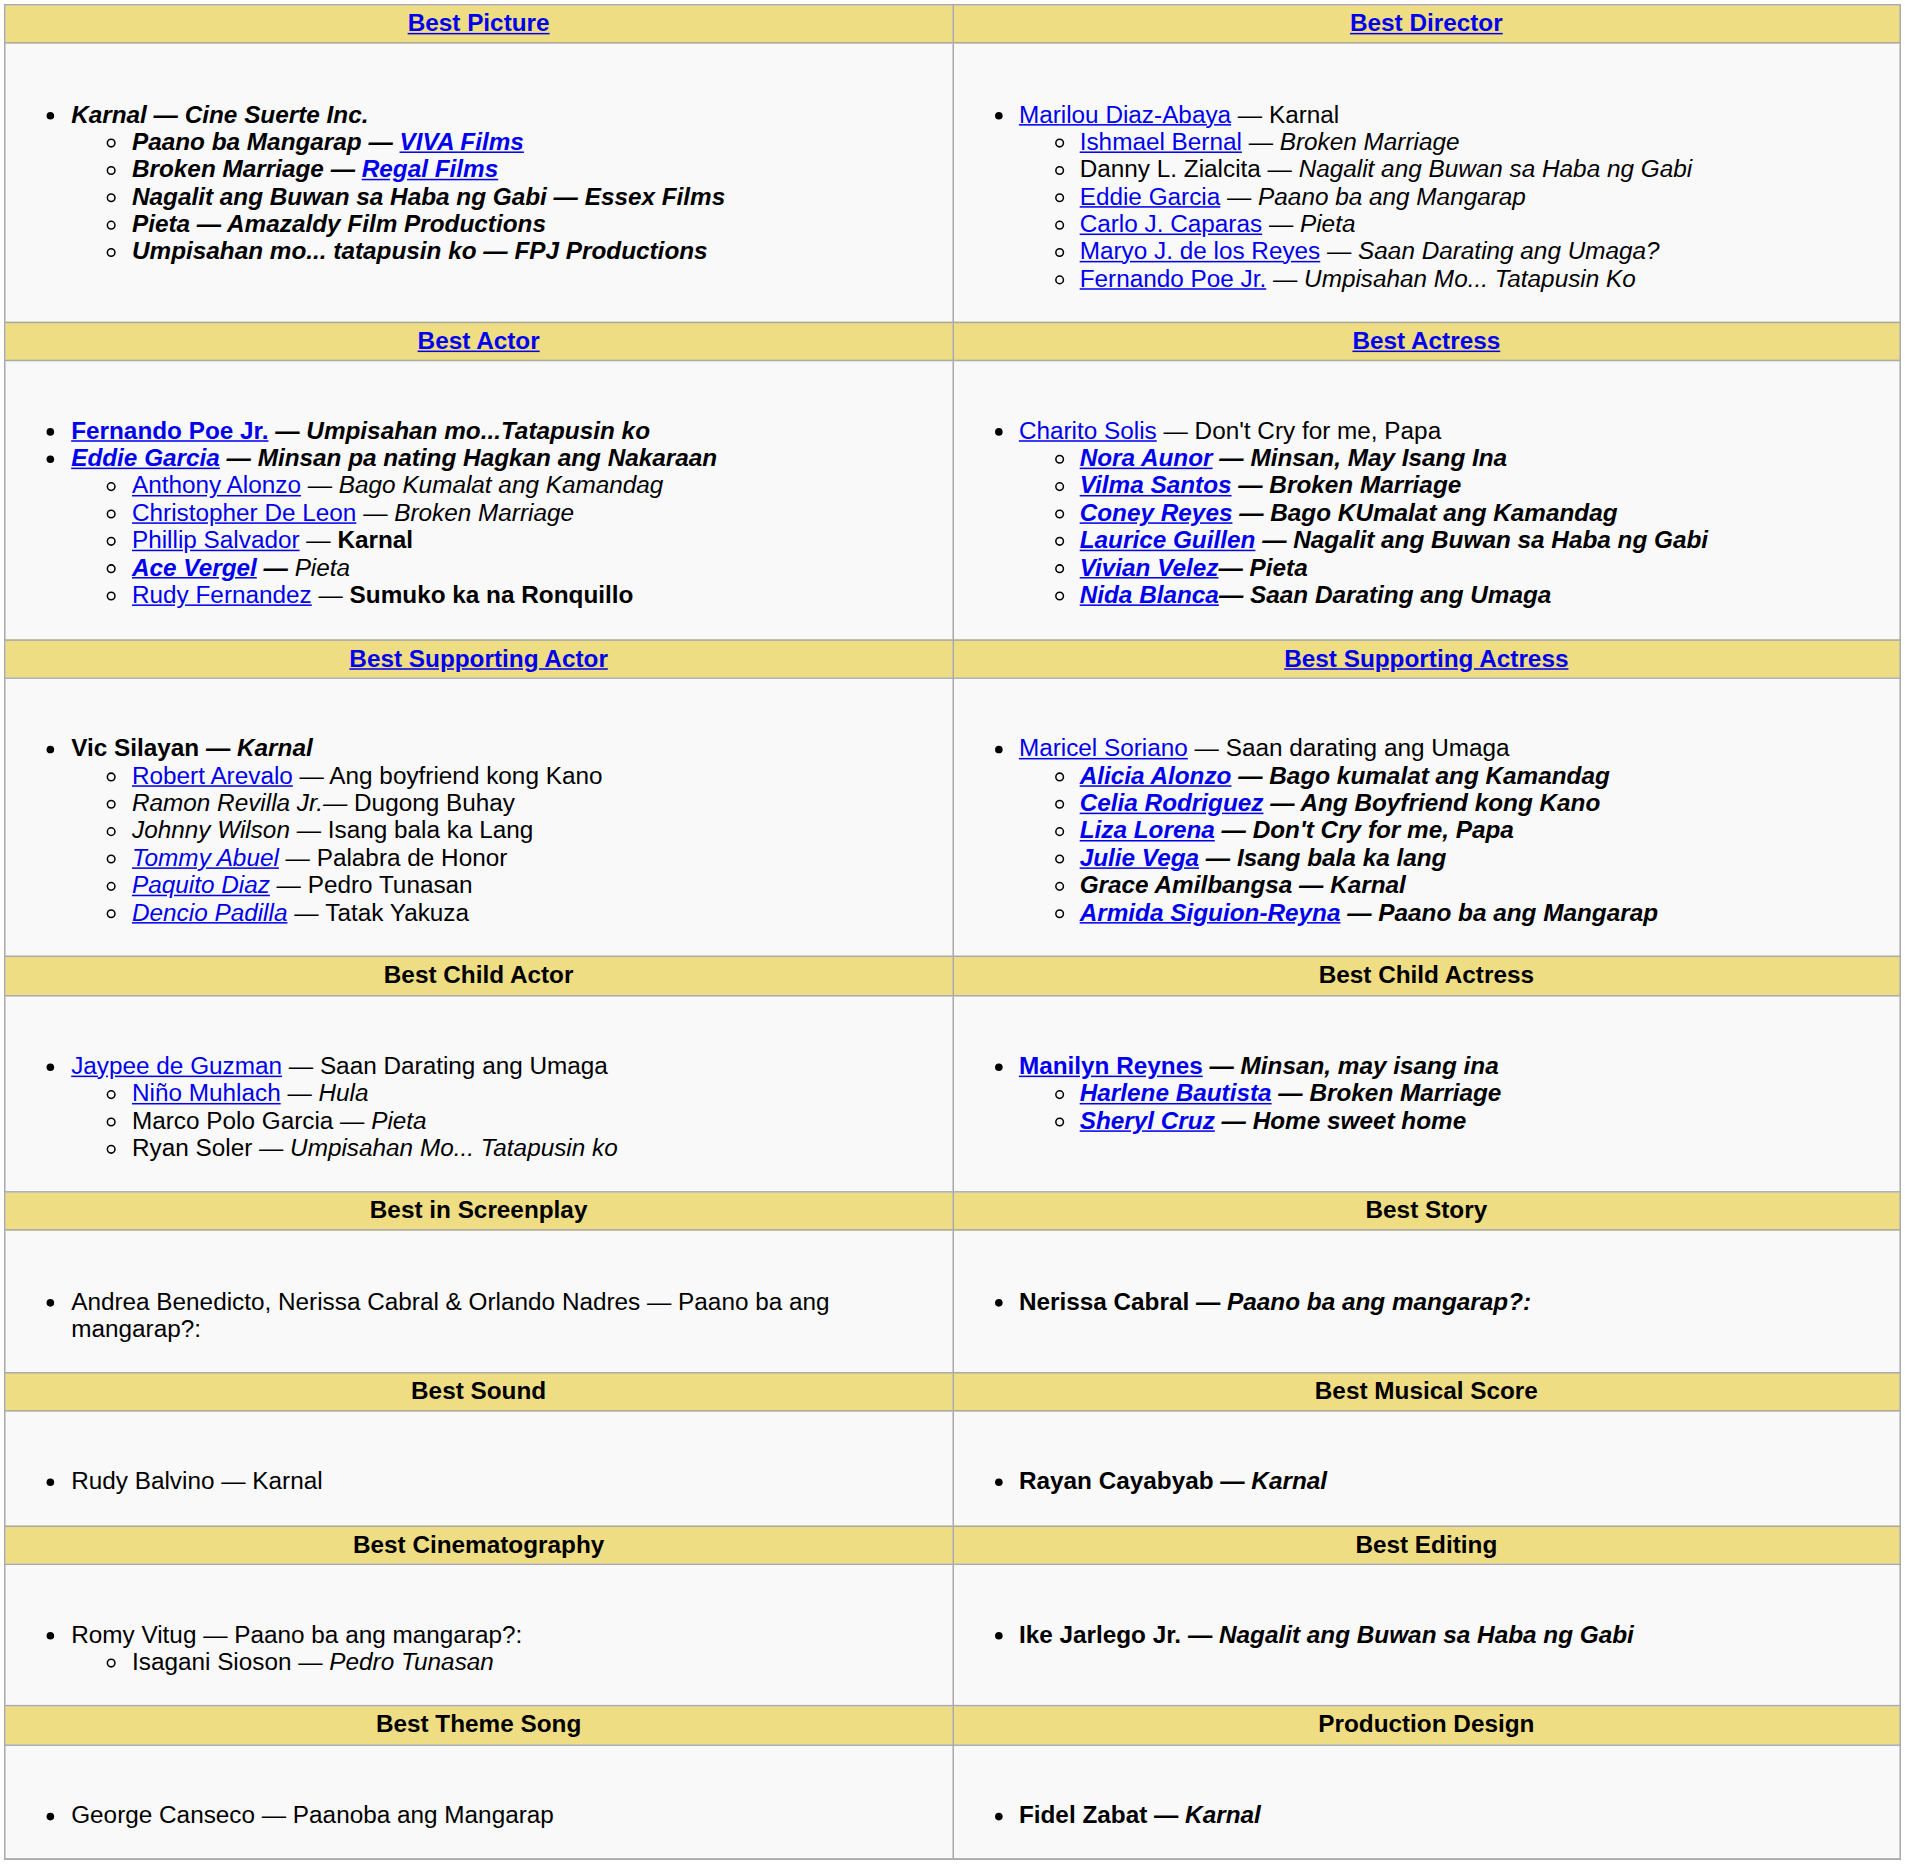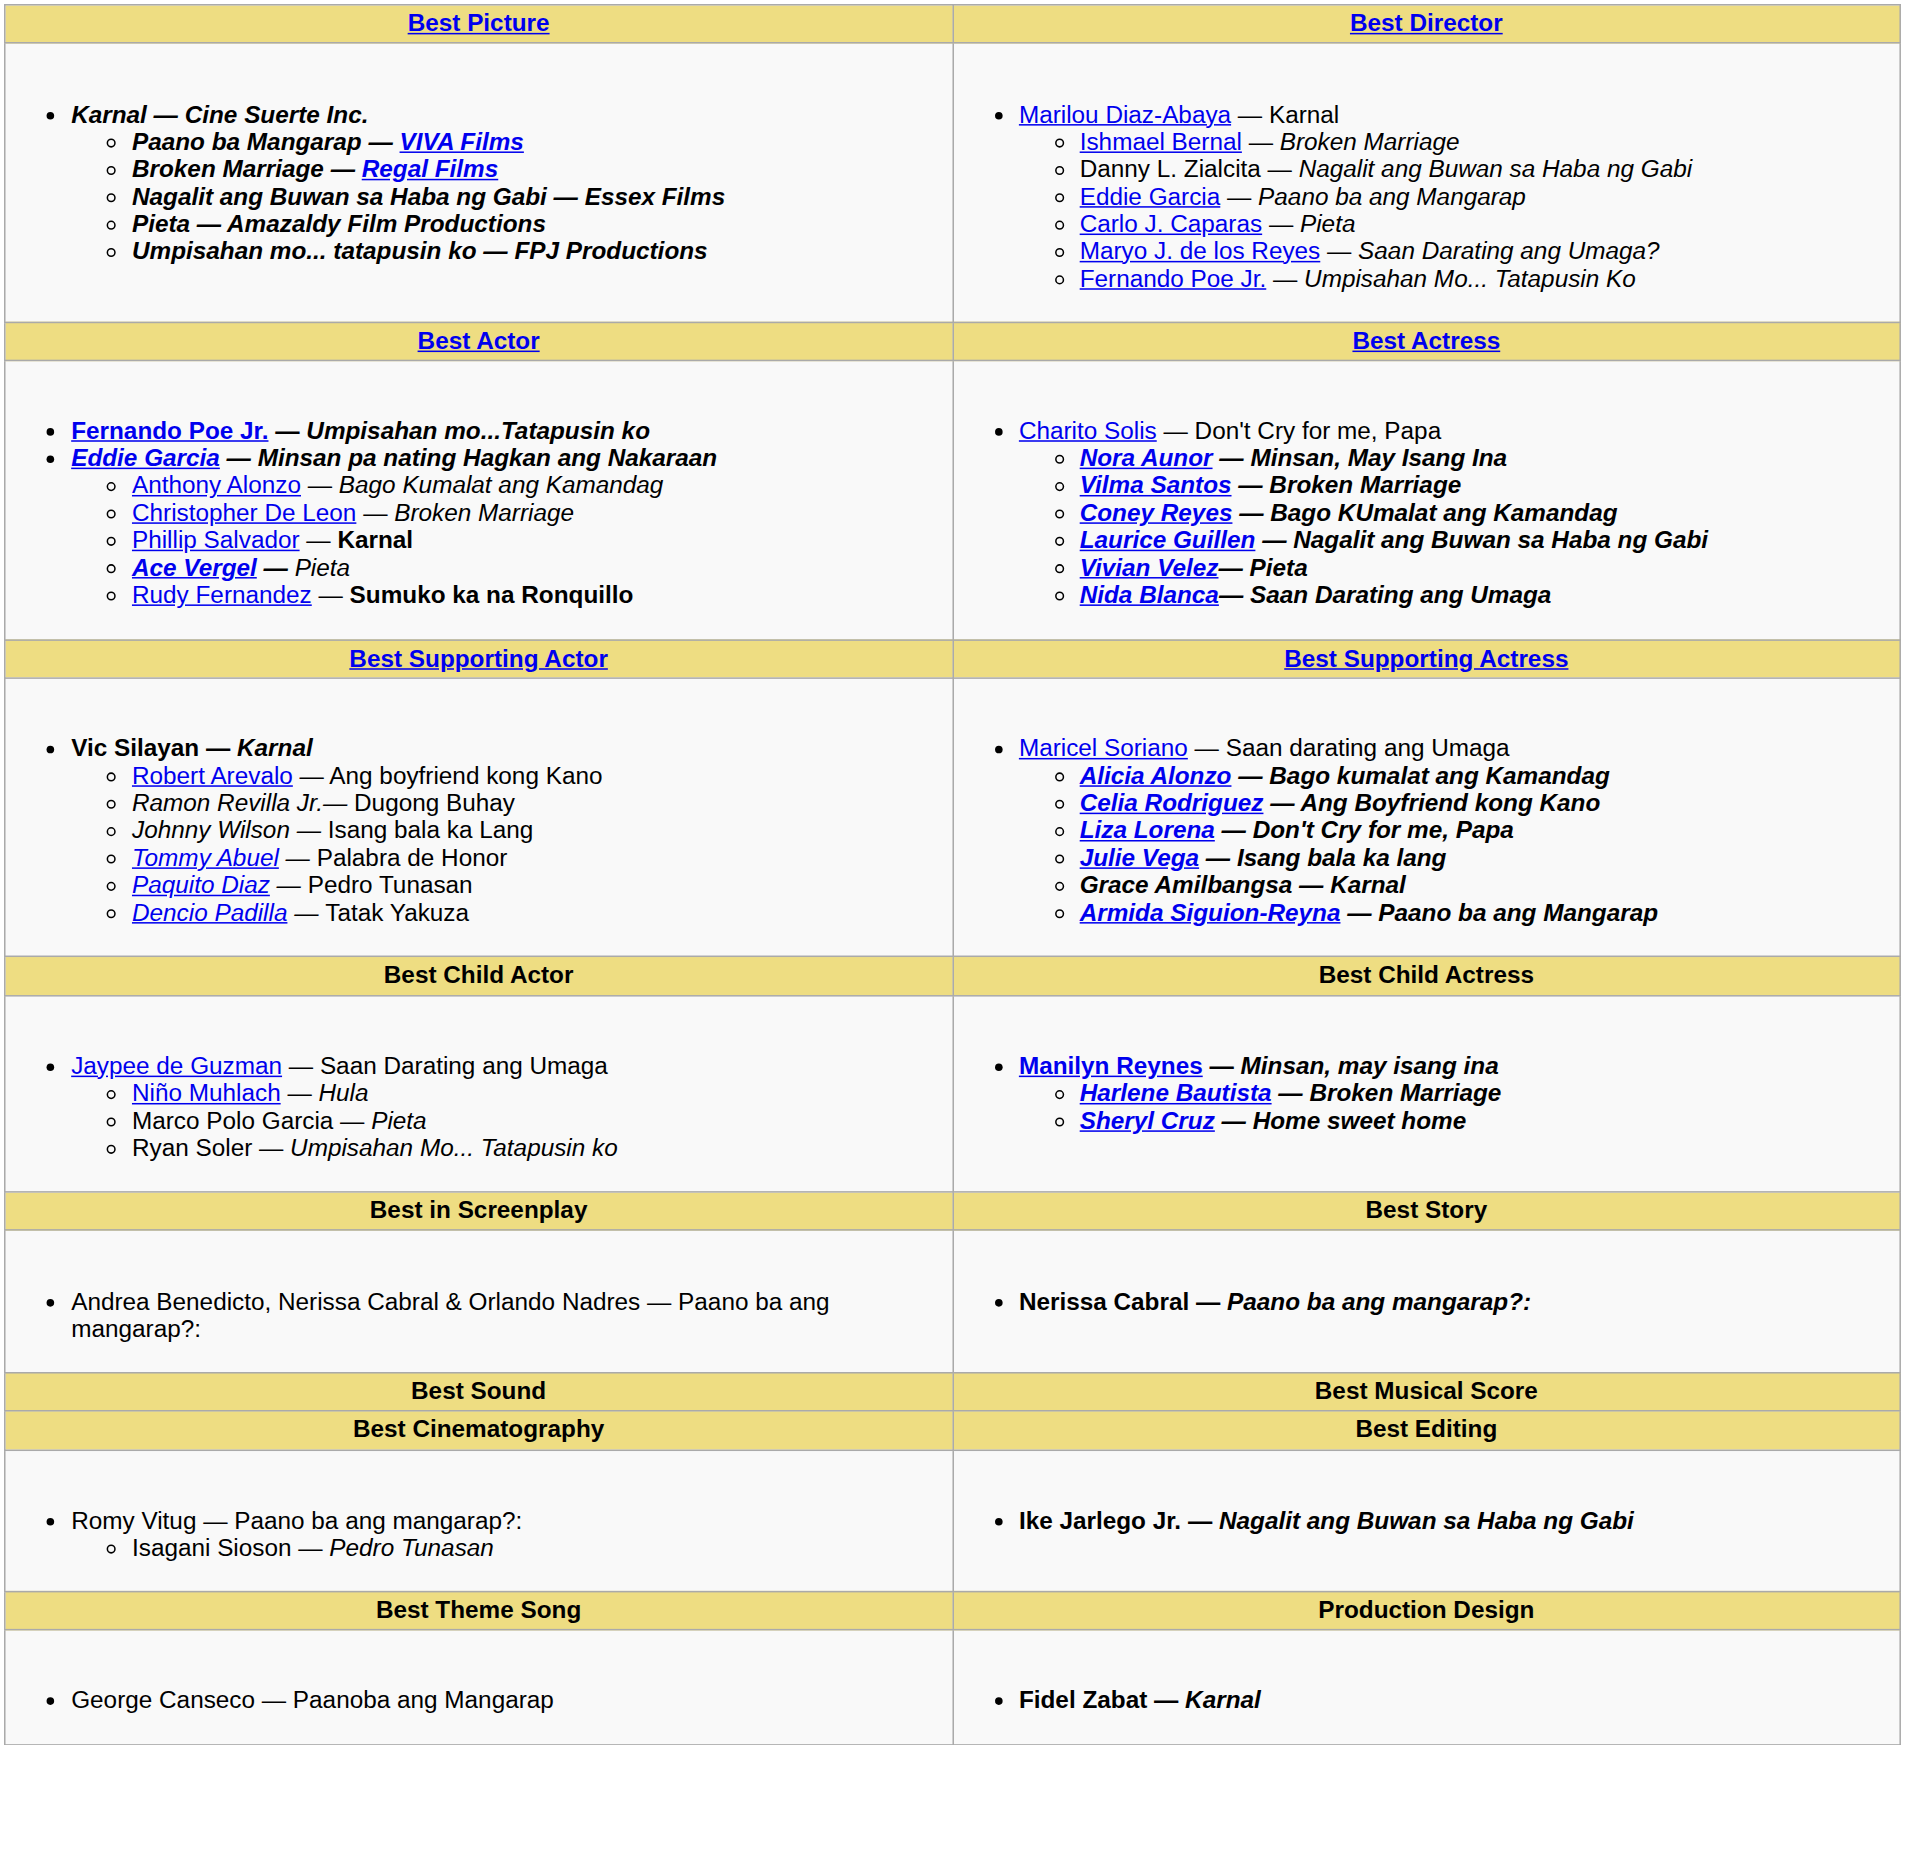- row: (479, 1482)
